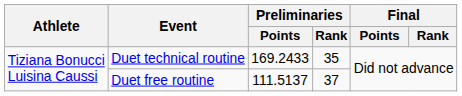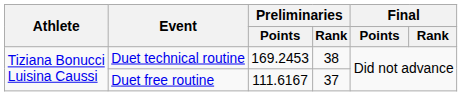(280, 58) 169.2433 -> (280, 58) 169.2453
(331, 58) 35 -> (331, 58) 38
(280, 80) 111.5137 -> (280, 80) 111.6167
